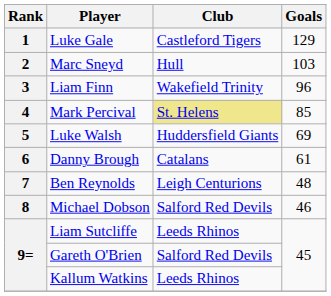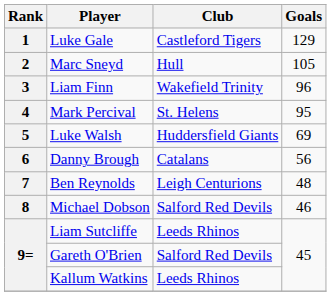(304, 64) 103 -> (304, 64) 105
(188, 111) khaki background -> (188, 111) no background
(304, 111) 85 -> (304, 111) 95
(304, 159) 61 -> (304, 159) 56
